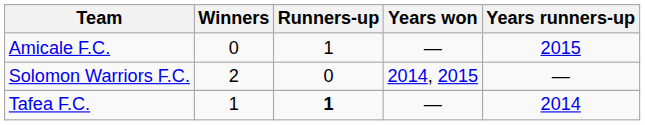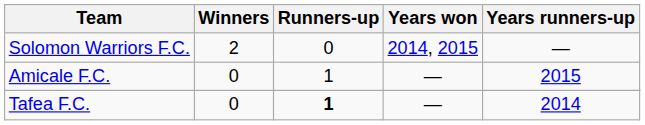rows swapped: (99, 76) <-> (59, 47)
(234, 104) 1 -> (234, 104) 0
